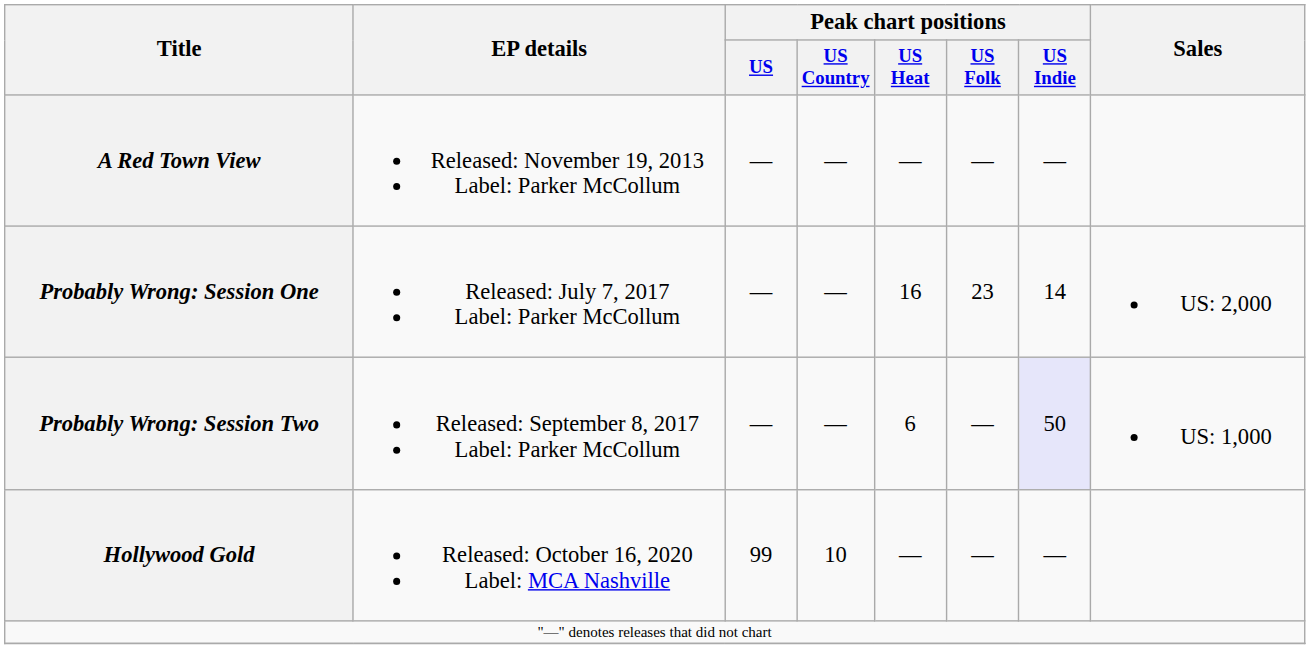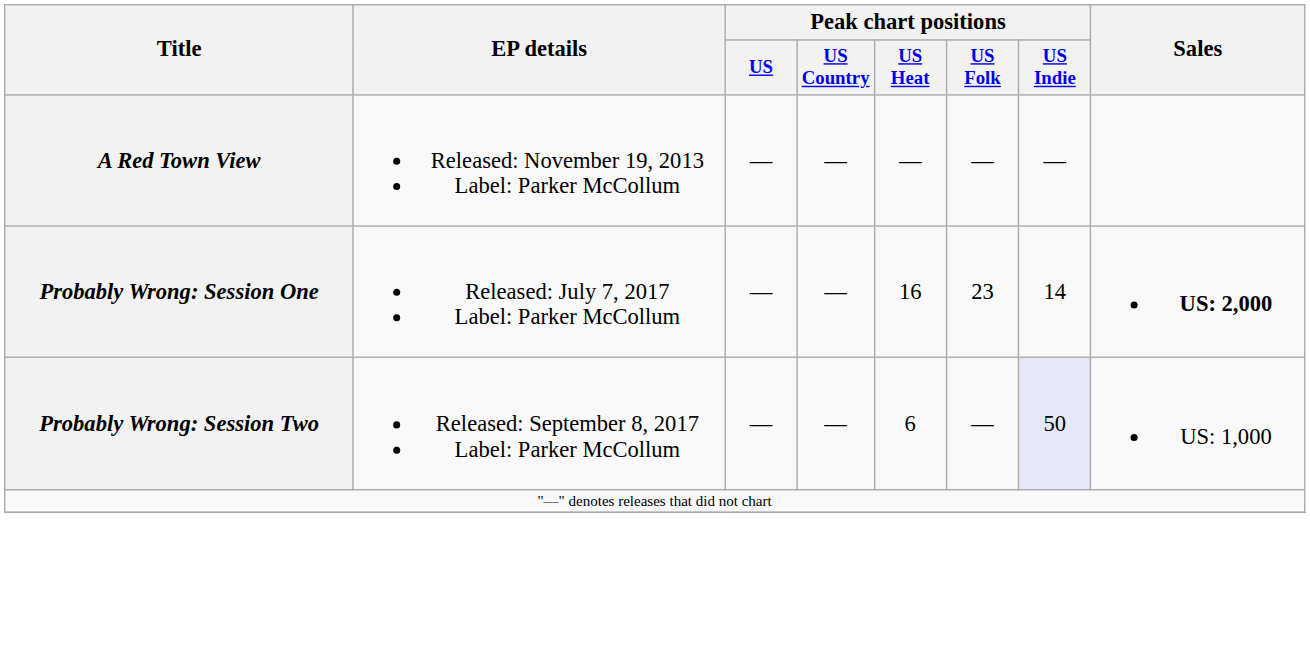(1198, 305) normal -> (1198, 305) bold
- row: (179, 555)
